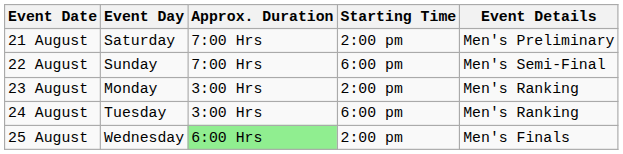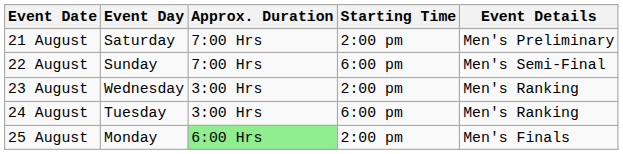(131, 89) Monday -> (144, 89) Wednesday
(144, 137) Wednesday -> (131, 137) Monday
